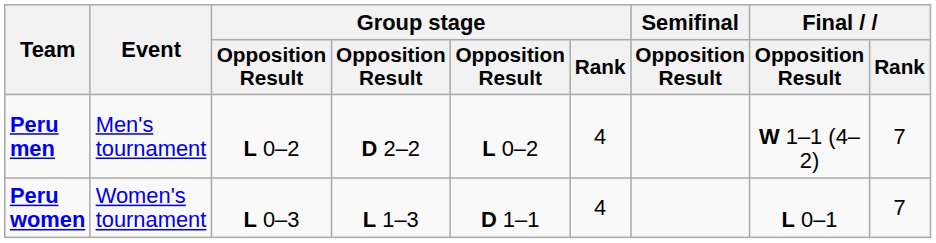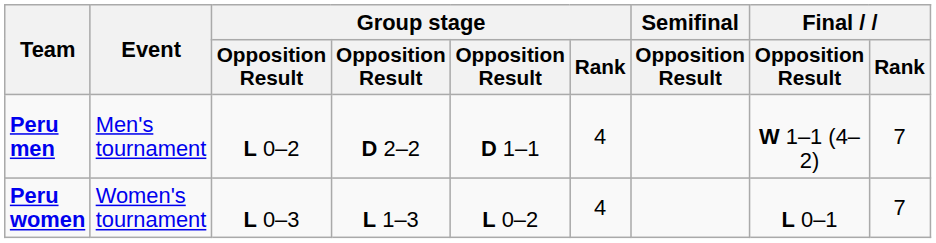(510, 149) L 0–2 -> (510, 149) D 1–1
(510, 220) D 1–1 -> (510, 220) L 0–2
